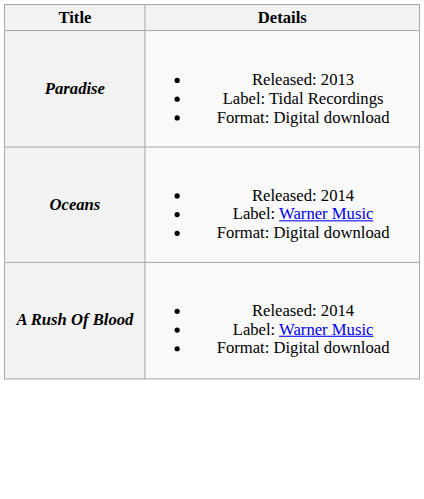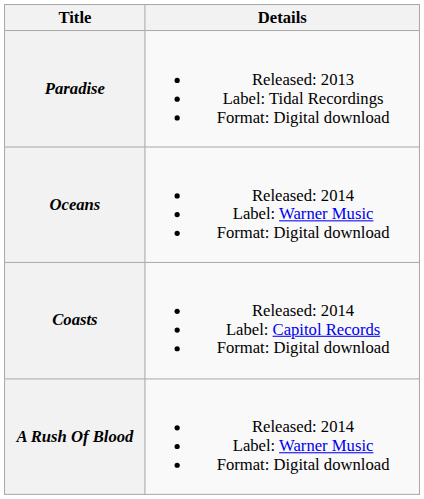+ row: (75, 320)
